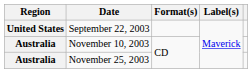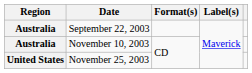(35, 28) United States -> (35, 28) Australia
(35, 60) Australia -> (35, 60) United States
